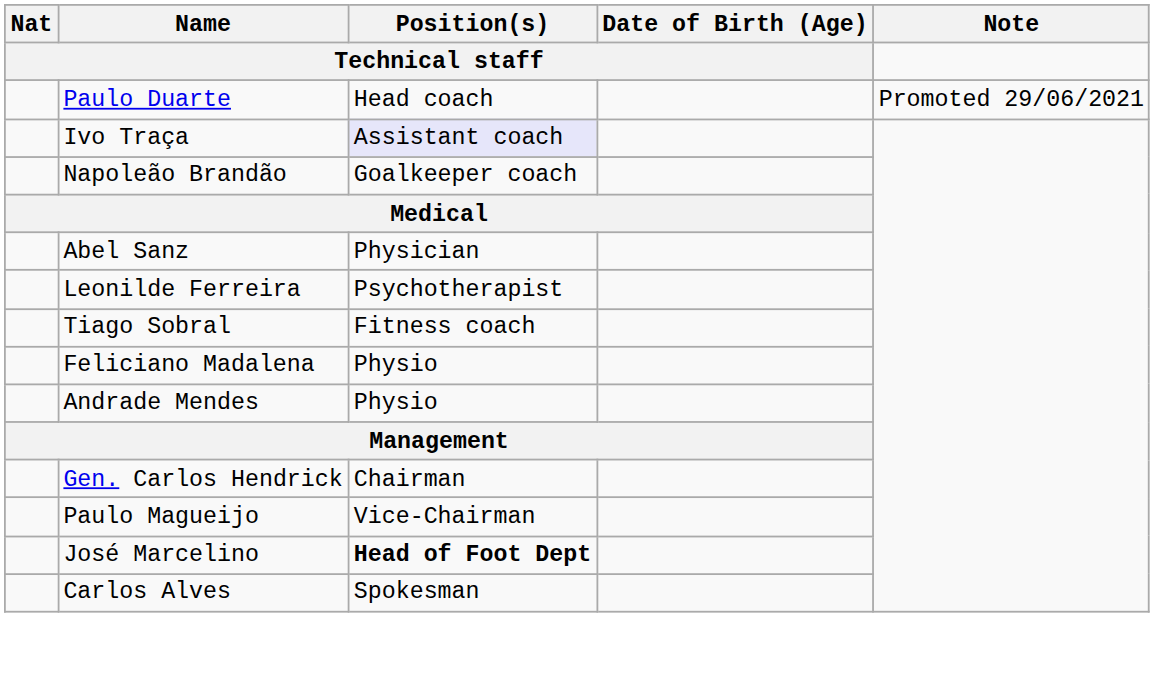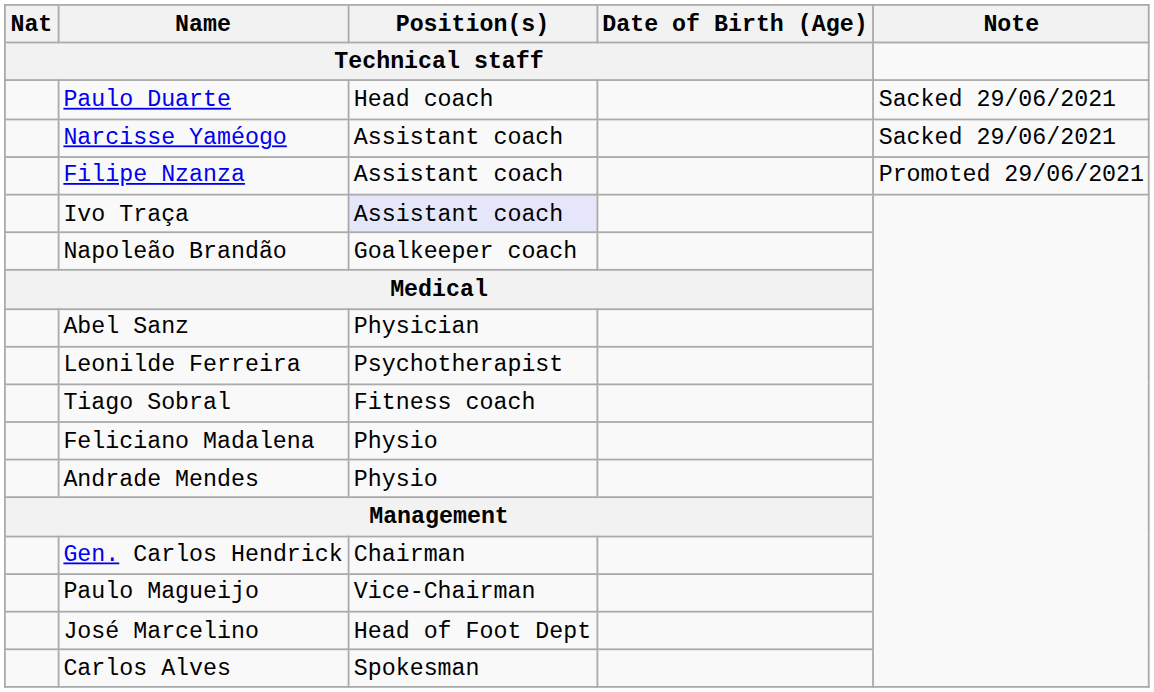(1011, 100) Promoted 29/06/2021 -> (997, 100) Sacked 29/06/2021
+ row: (175, 138)
+ row: (154, 176)
(473, 555) bold -> (473, 631) normal
